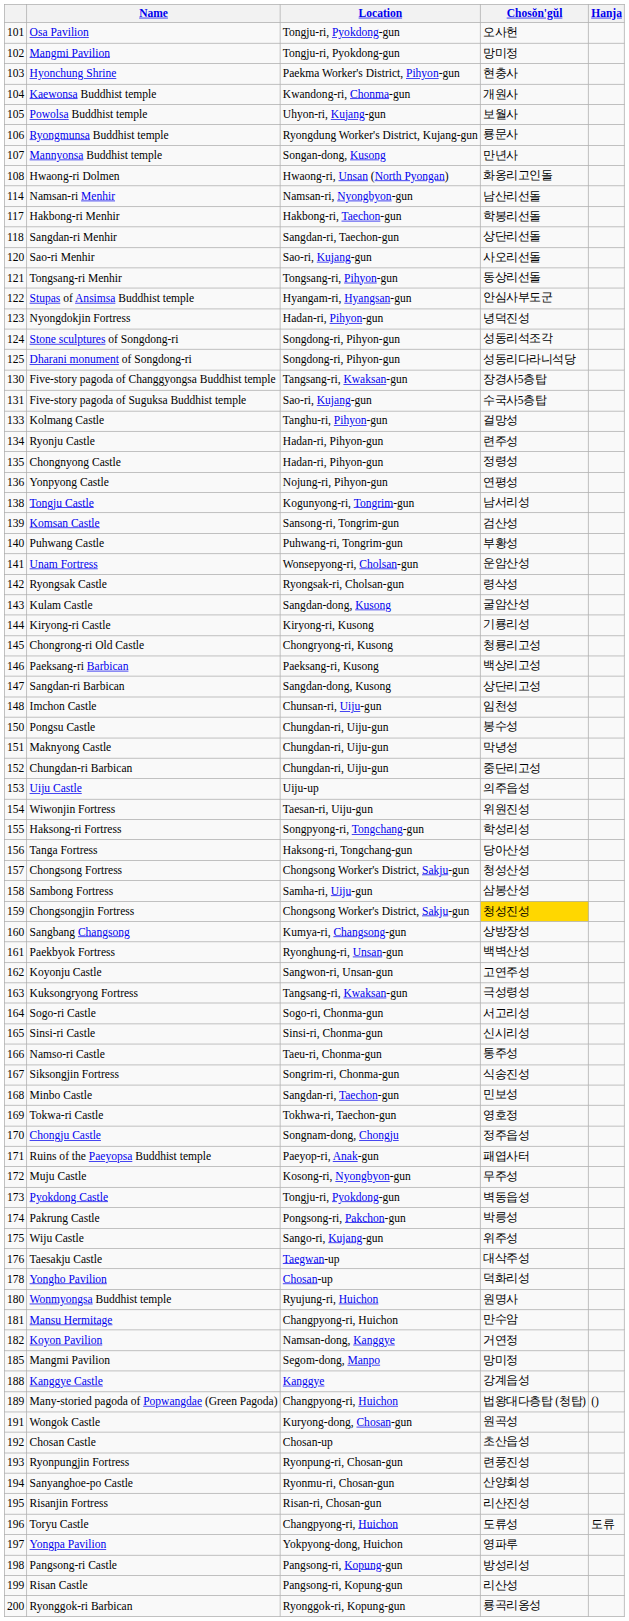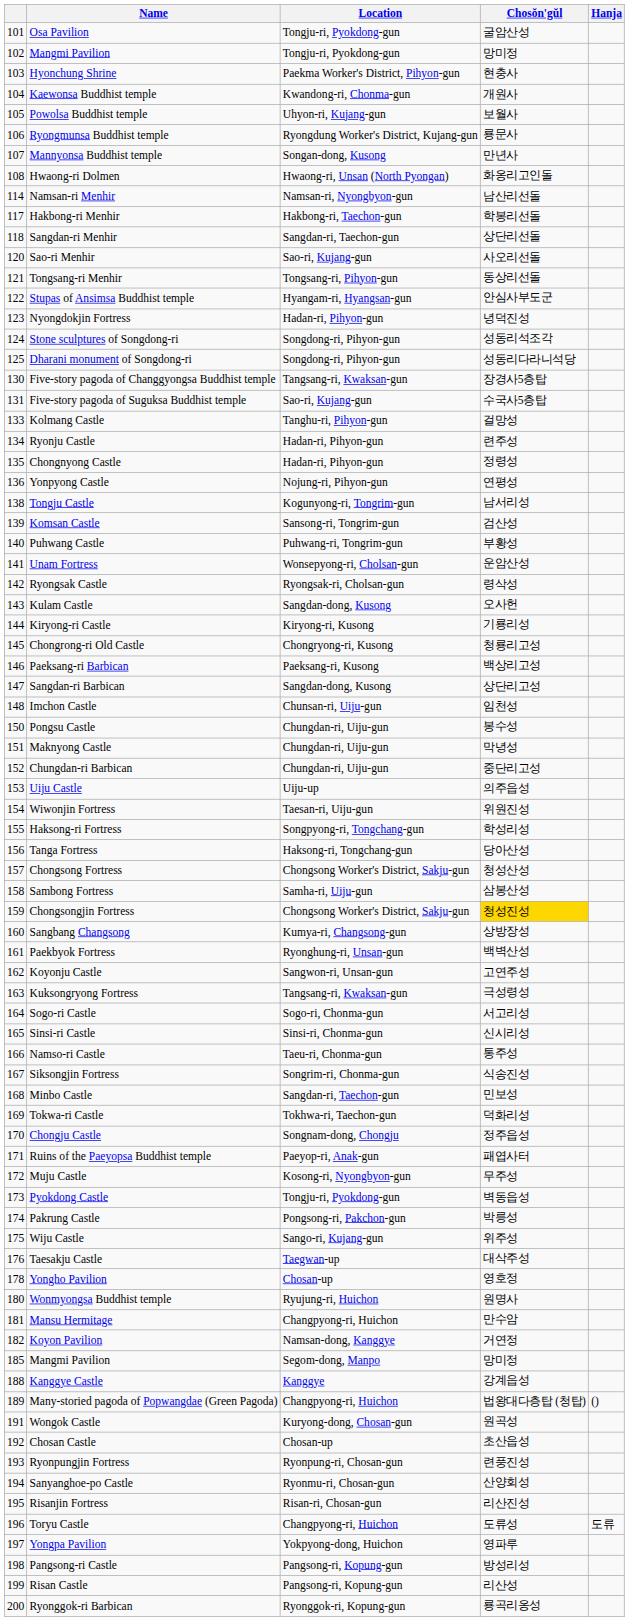(500, 32) 오사헌 -> (506, 32) 굴암산성
(506, 604) 굴암산성 -> (500, 604) 오사헌
(500, 1115) 영호정 -> (506, 1115) 덕화리성
(506, 1278) 덕화리성 -> (500, 1278) 영호정
